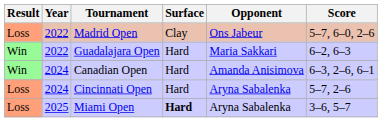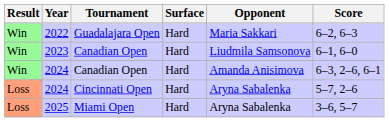- row: (57, 32)
+ row: (57, 51)
(179, 107) bold -> (177, 107) normal
